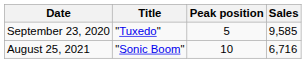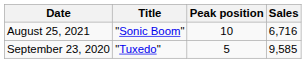rows swapped: (58, 31) <-> (48, 49)
